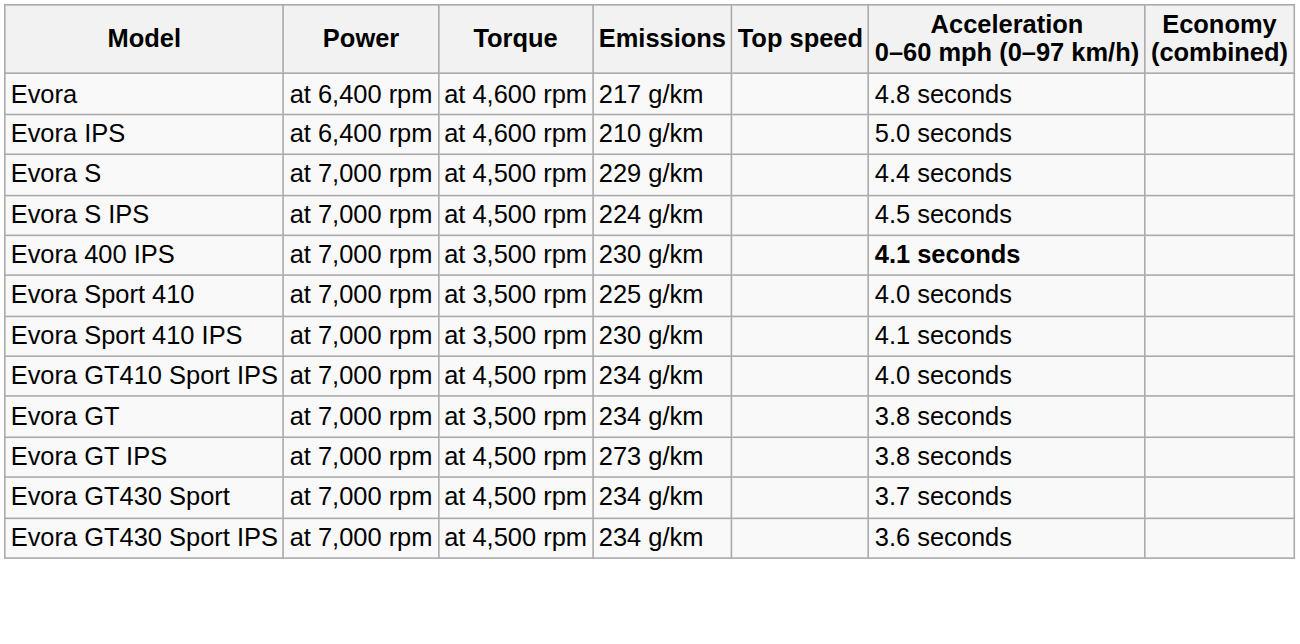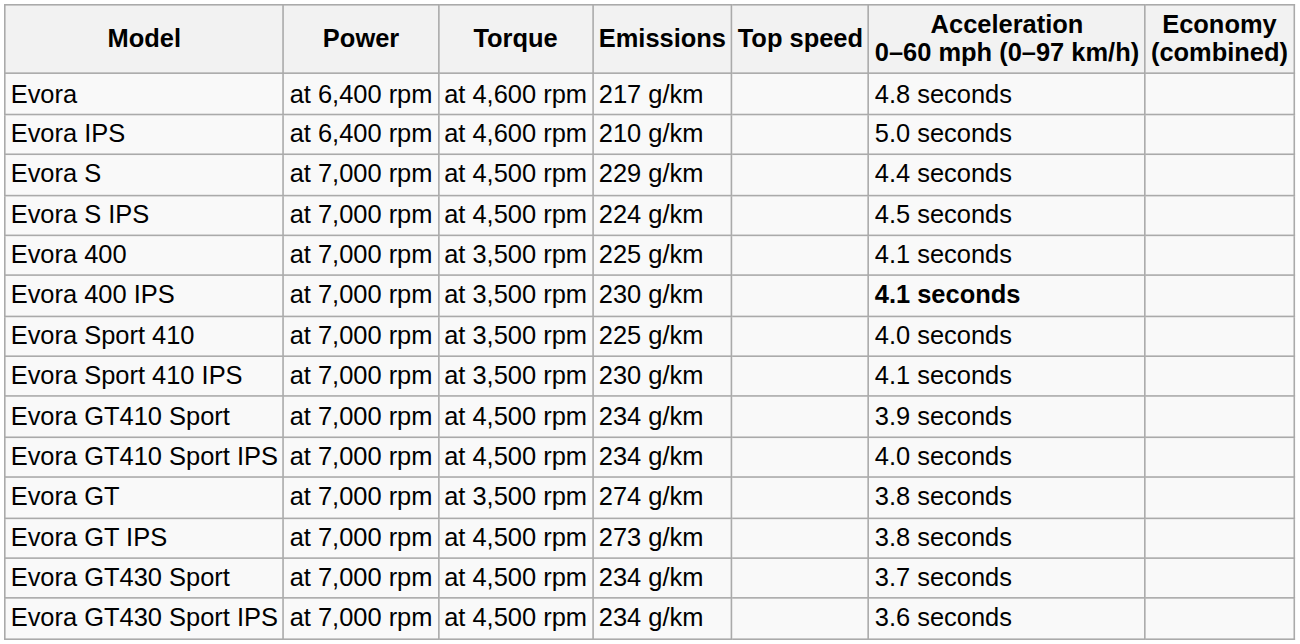+ row: (69, 255)
+ row: (120, 416)
(651, 416) 234 g/km -> (651, 497) 274 g/km
